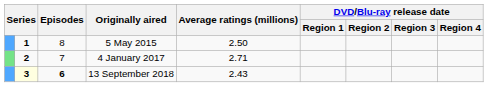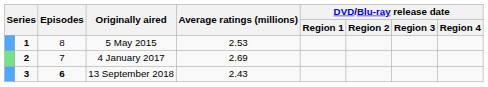(238, 43) 2.50 -> (238, 43) 2.53
(238, 58) 2.71 -> (238, 58) 2.69
(26, 74) lightyellow background -> (26, 74) no background
